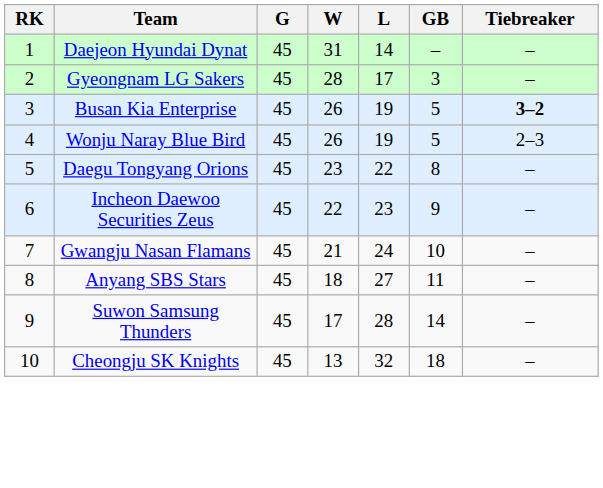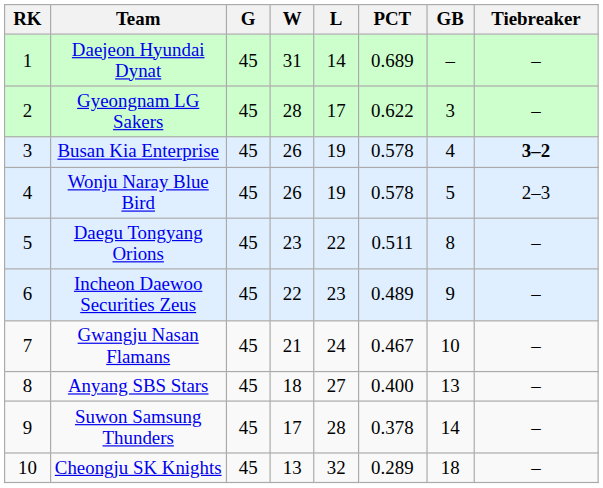+ column: (392, 19)
(435, 109) 5 -> (450, 151) 4
(435, 280) 11 -> (450, 386) 13
